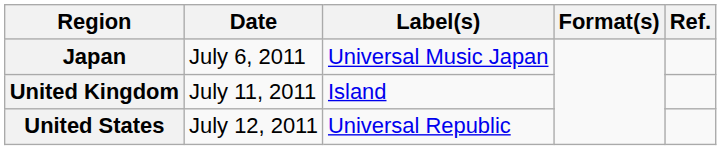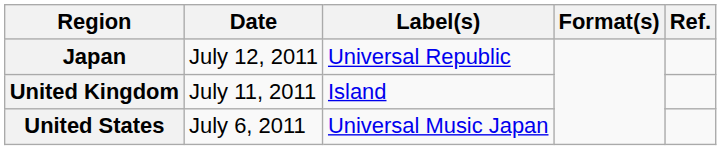(247, 56) July 6, 2011 -> (253, 56) July 12, 2011
(438, 56) Universal Music Japan -> (419, 56) Universal Republic
(253, 126) July 12, 2011 -> (247, 126) July 6, 2011
(419, 126) Universal Republic -> (438, 126) Universal Music Japan
